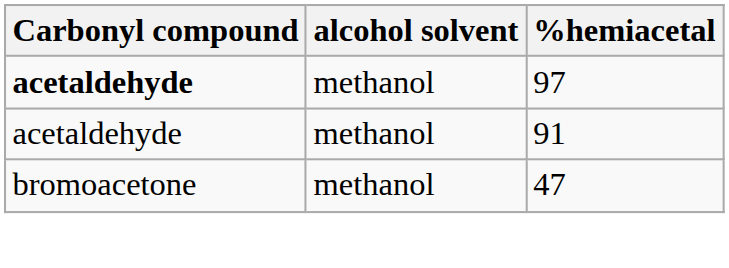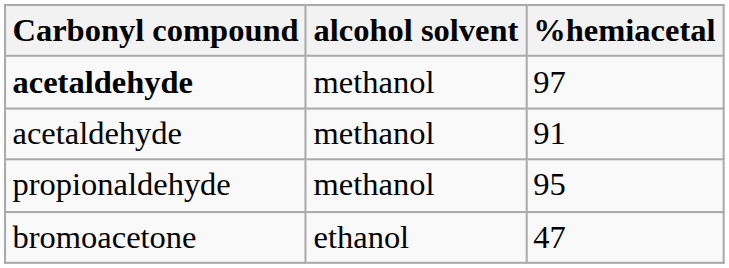+ row: (550, 184)
(374, 184) methanol -> (361, 236) ethanol
